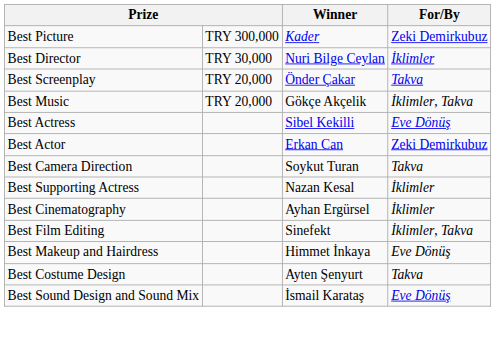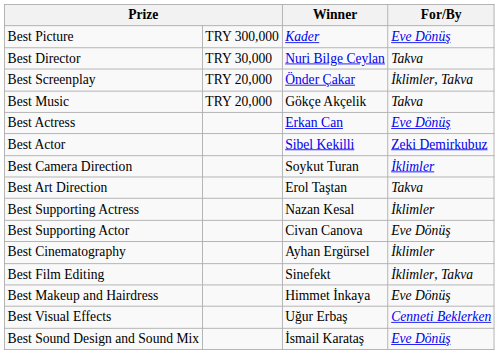(439, 36) Zeki Demirkubuz -> (421, 36) Eve Dönüş
(413, 58) İklimler -> (407, 58) Takva
(407, 79) Takva -> (432, 79) İklimler, Takva
(432, 101) İklimler, Takva -> (407, 101) Takva
(320, 123) Sibel Kekilli -> (314, 123) Erkan Can
(314, 144) Erkan Can -> (320, 144) Sibel Kekilli
(407, 166) Takva -> (413, 166) İklimler
+ row: (57, 187)
+ row: (68, 230)
+ row: (59, 317)
- row: (66, 274)
